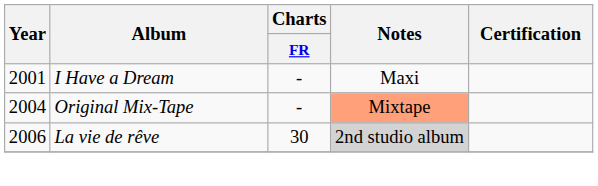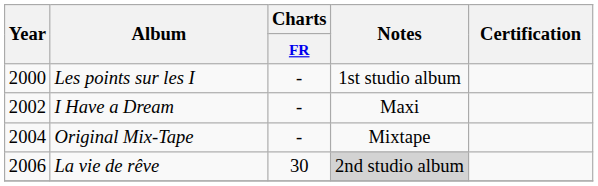+ row: (125, 78)
(27, 78) 2001 -> (27, 107) 2002
(400, 107) lightsalmon background -> (400, 136) no background
